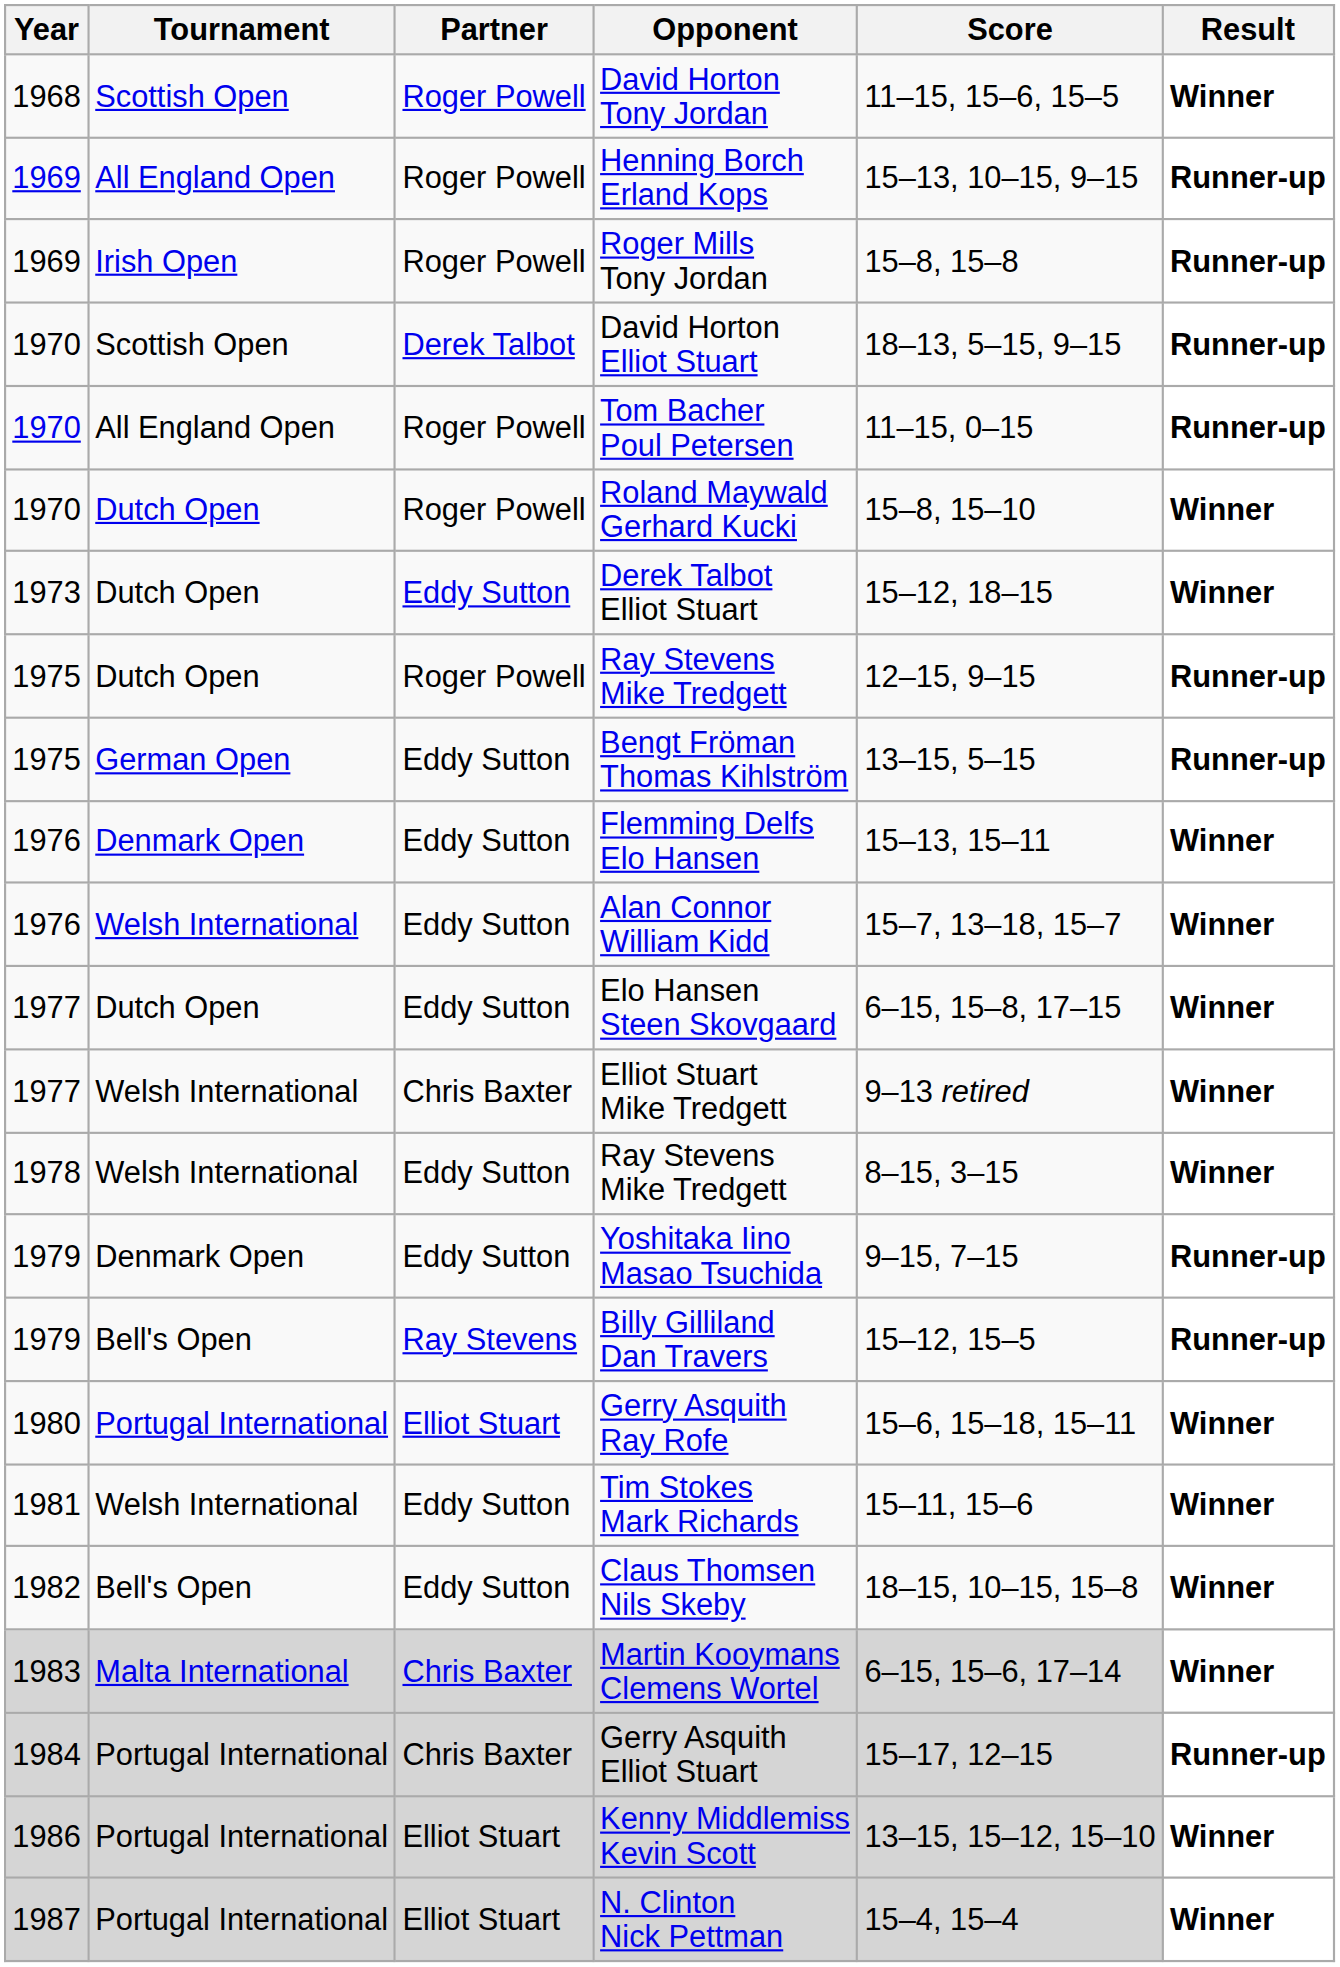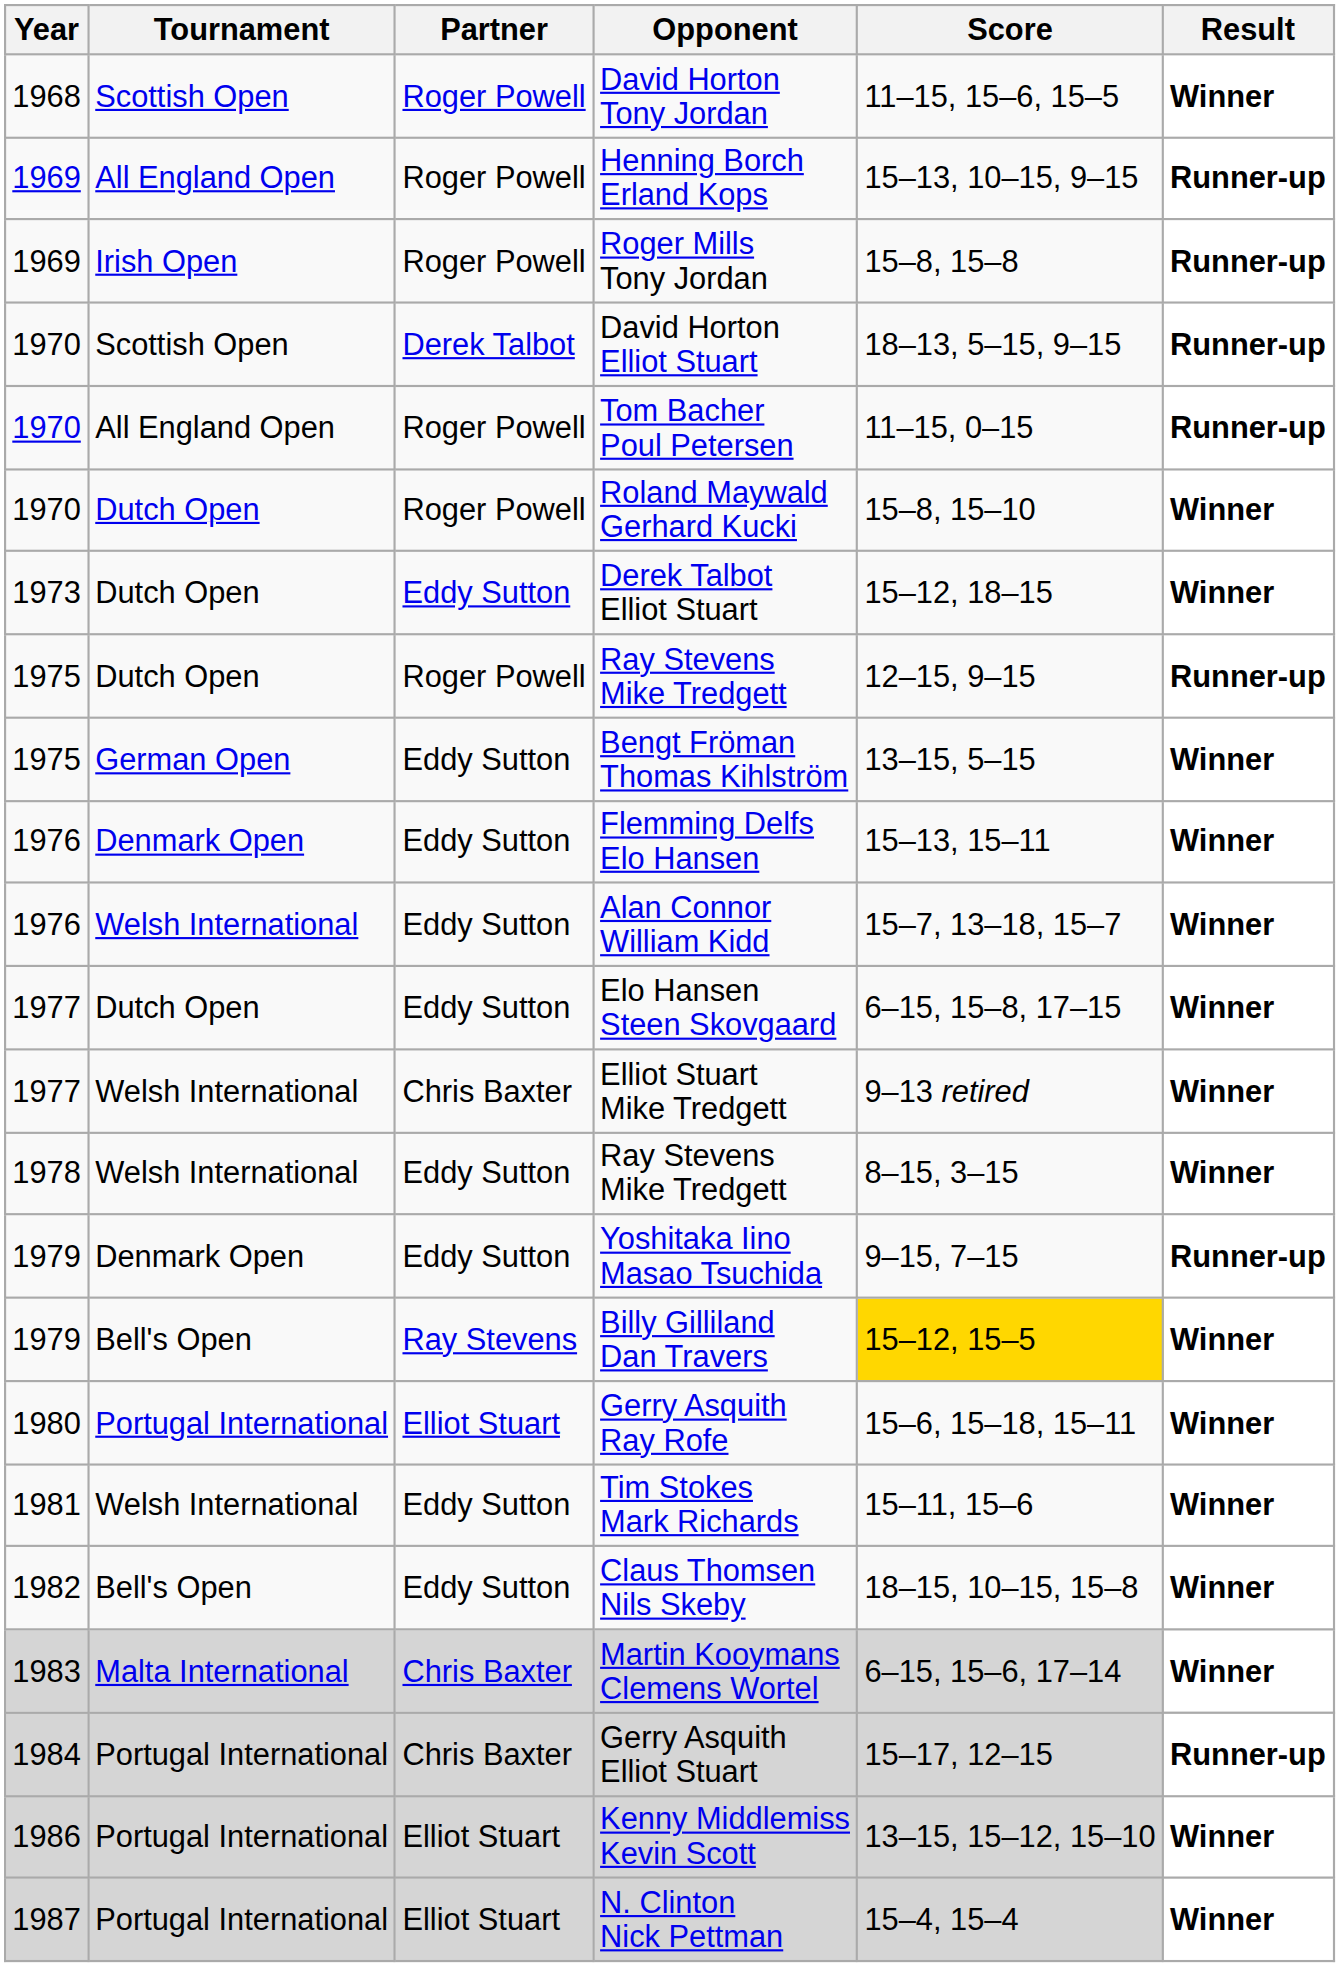(1248, 759) Runner-up -> (1222, 759) Winner
(950, 1339) no background -> (950, 1339) gold background
(1248, 1339) Runner-up -> (1222, 1339) Winner
